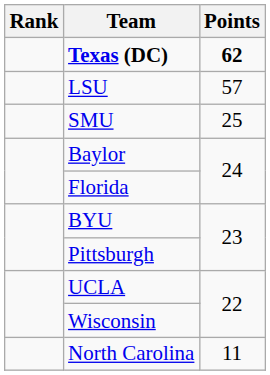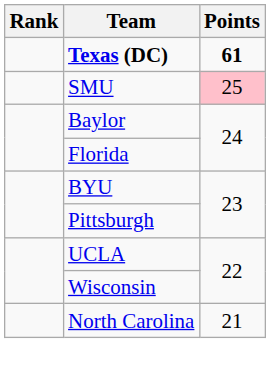(232, 54) 62 -> (232, 54) 61
- row: (88, 87)
(232, 120) no background -> (232, 87) pink background
(232, 353) 11 -> (232, 320) 21
